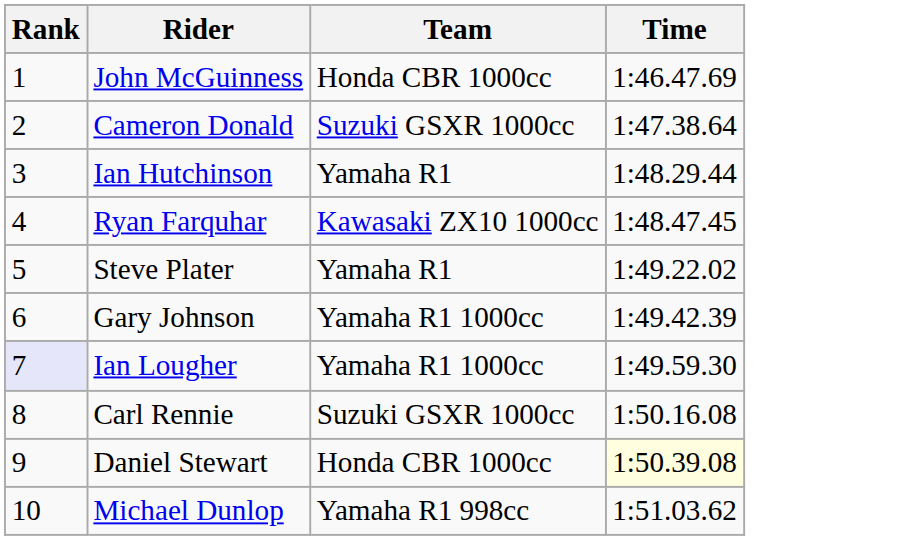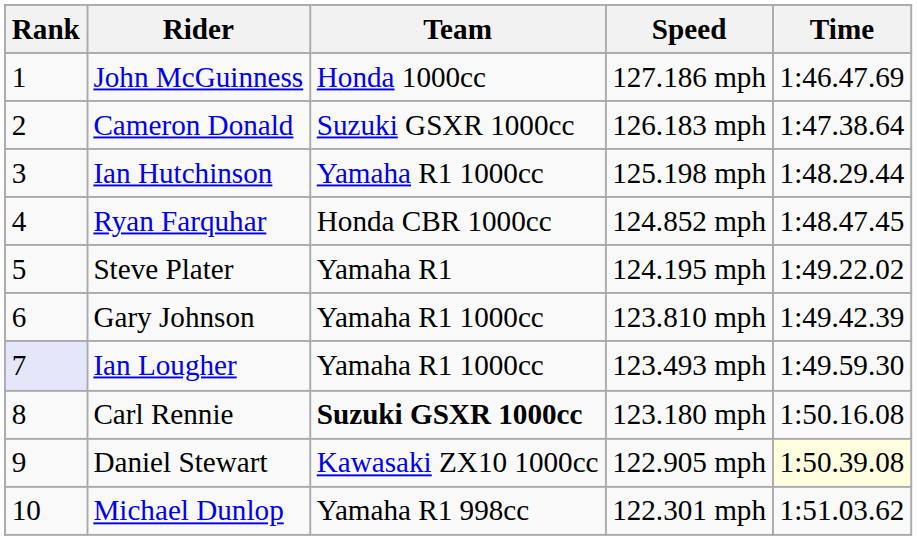+ column: (689, 28)
(434, 76) Honda CBR 1000cc -> (401, 76) Honda 1000cc
(385, 173) Yamaha R1 -> (430, 173) Yamaha R1 1000cc
(458, 221) Kawasaki ZX10 1000cc -> (434, 221) Honda CBR 1000cc
(446, 413) normal -> (450, 413) bold
(434, 461) Honda CBR 1000cc -> (458, 461) Kawasaki ZX10 1000cc
